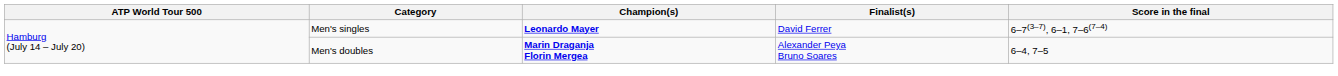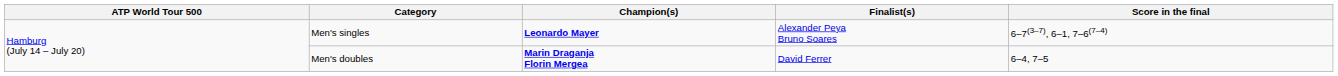(805, 29) David Ferrer -> (812, 33) Alexander Peya Bruno Soares
(812, 51) Alexander Peya Bruno Soares -> (805, 59) David Ferrer
